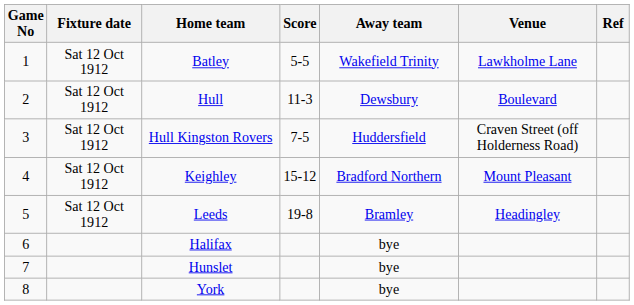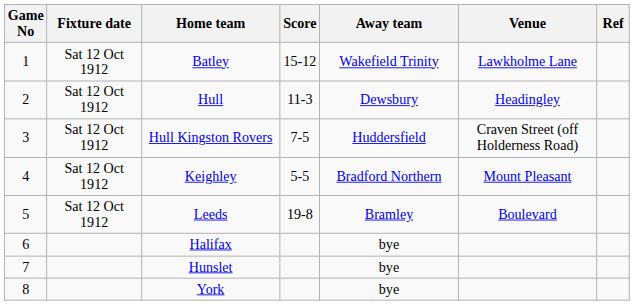(300, 61) 5-5 -> (300, 61) 15-12
(527, 99) Boulevard -> (527, 99) Headingley
(300, 176) 15-12 -> (300, 176) 5-5
(527, 214) Headingley -> (527, 214) Boulevard
